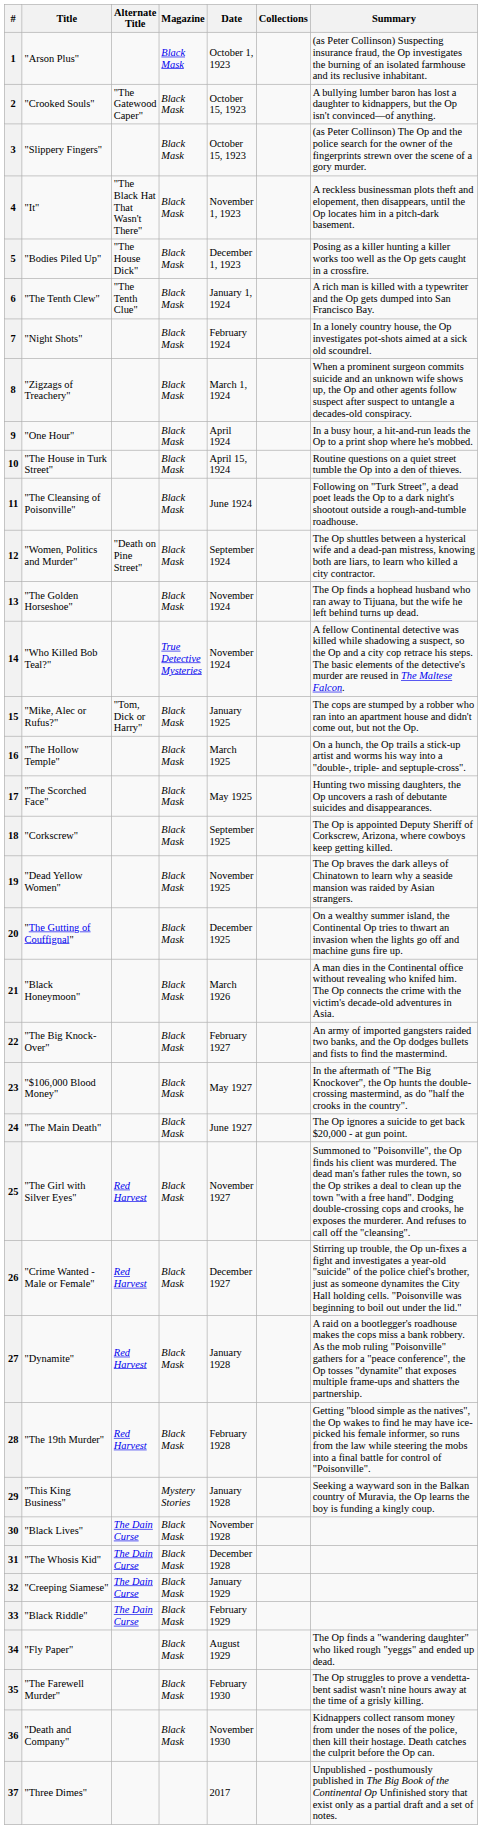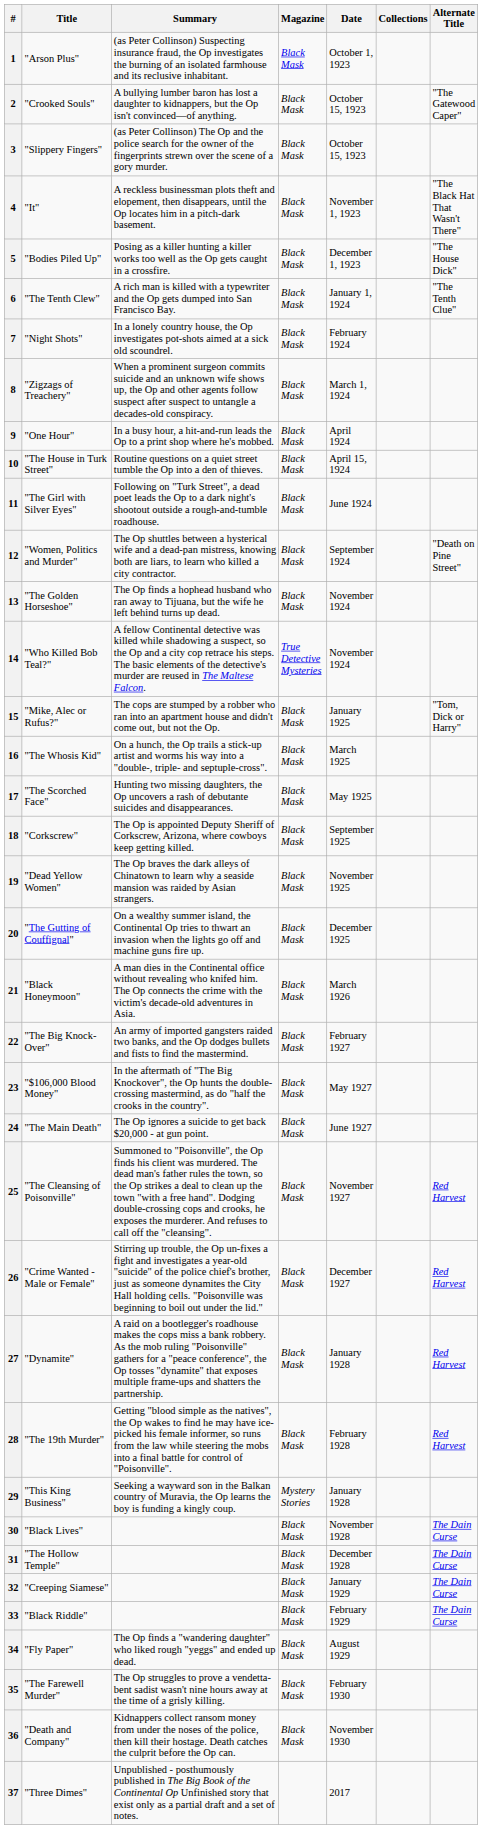columns swapped: (135, 18) <-> (394, 18)
(62, 504) "The Cleansing of Poisonville" -> (55, 504) "The Girl with Silver Eyes"
(52, 756) "The Hollow Temple" -> (63, 756) "The Whosis Kid"
(55, 1191) "The Girl with Silver Eyes" -> (62, 1191) "The Cleansing of Poisonville"
(63, 1559) "The Whosis Kid" -> (52, 1559) "The Hollow Temple"
